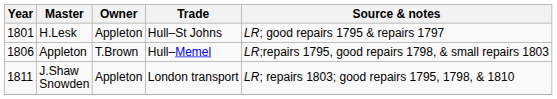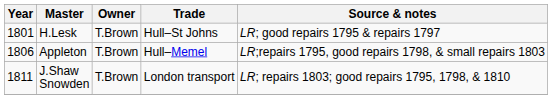(119, 33) Appleton -> (117, 33) T.Brown
(119, 77) Appleton -> (117, 77) T.Brown
